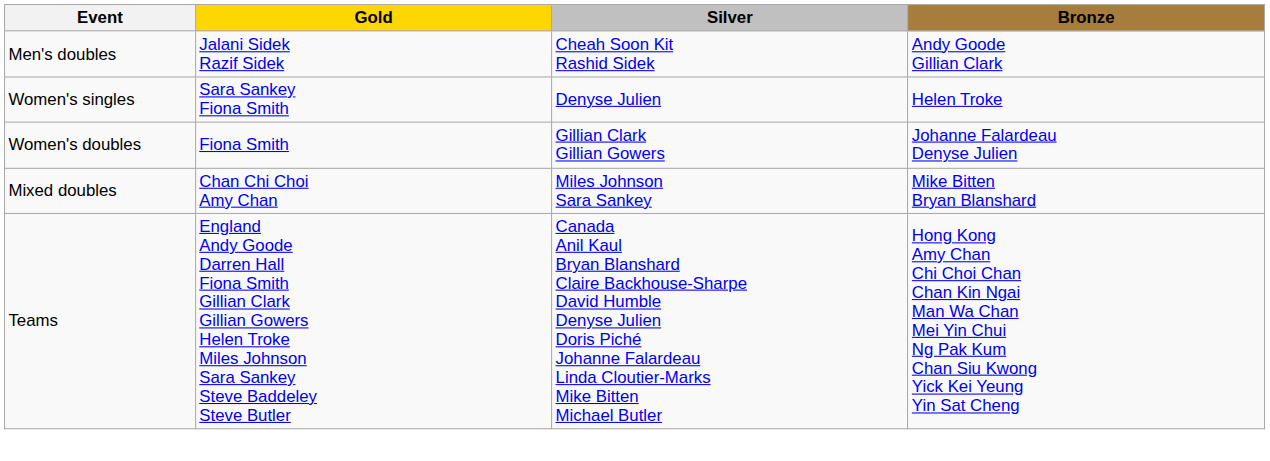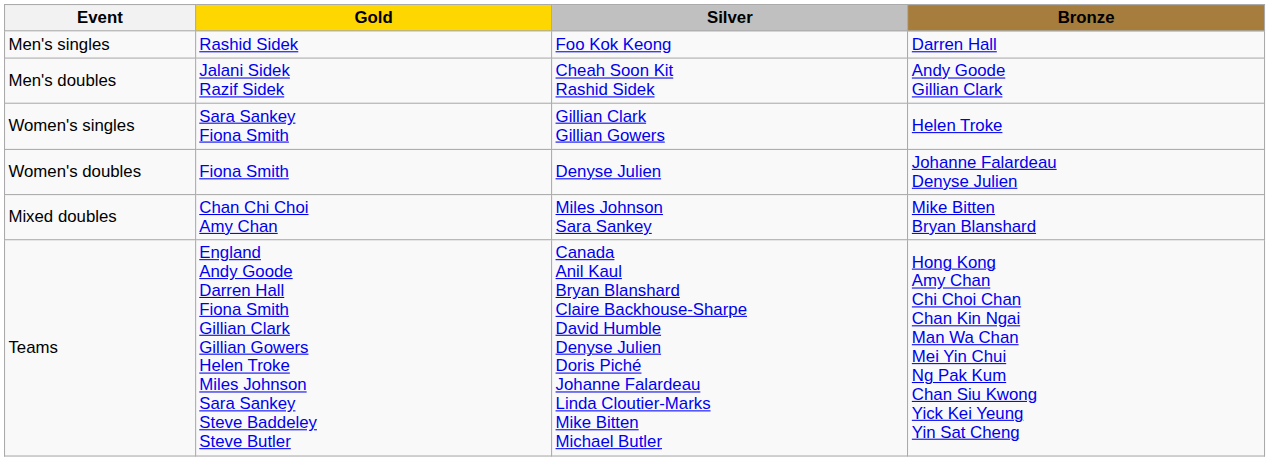+ row: (59, 44)
(608, 99) Denyse Julien -> (610, 126) Gillian Clark Gillian Gowers
(610, 145) Gillian Clark Gillian Gowers -> (608, 171) Denyse Julien
